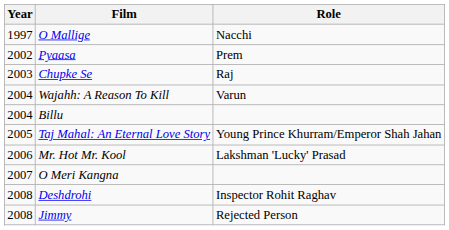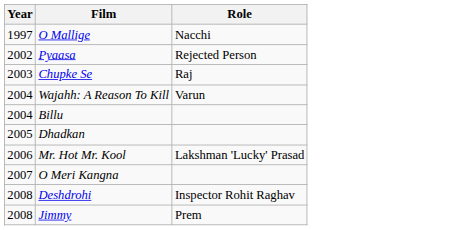(229, 54) Prem -> (216, 54) Rejected Person
- row: (124, 134)
+ row: (62, 134)
(257, 214) Rejected Person -> (188, 214) Prem
